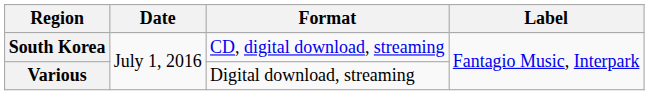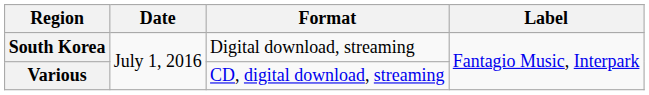(327, 47) CD, digital download, streaming -> (312, 47) Digital download, streaming
(312, 75) Digital download, streaming -> (327, 75) CD, digital download, streaming
